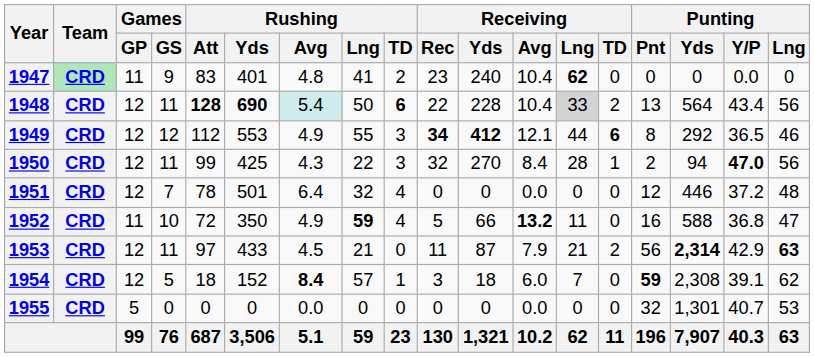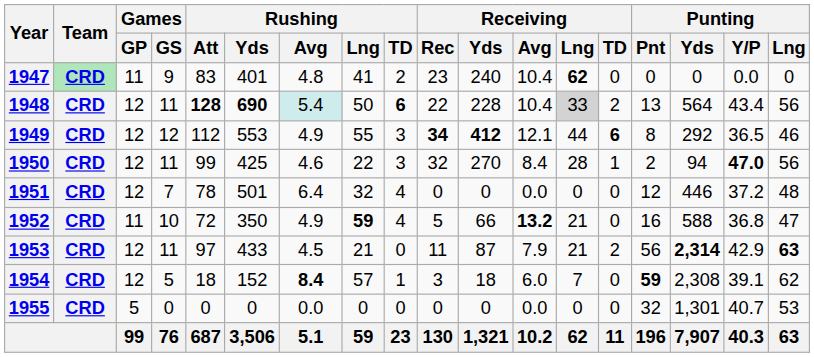(311, 163) 4.3 -> (311, 163) 4.6
(578, 221) 11 -> (578, 221) 21
